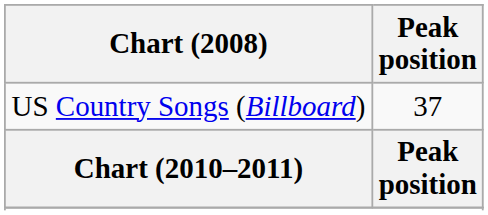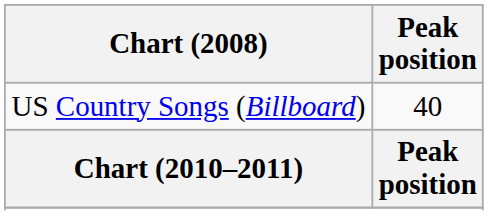(428, 105) 37 -> (428, 105) 40
